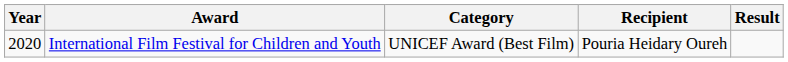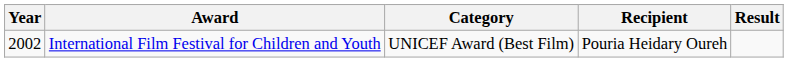(25, 43) 2020 -> (25, 43) 2002
